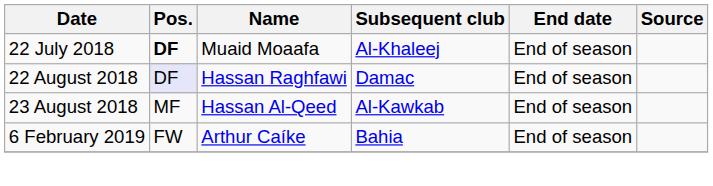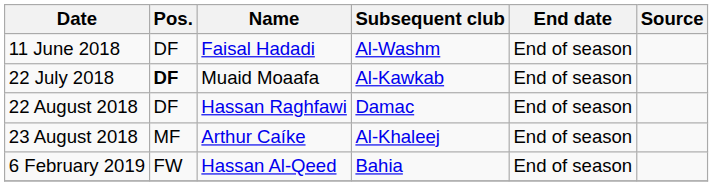+ row: (64, 48)
(398, 48) Al-Khaleej -> (400, 78) Al-Kawkab
(166, 78) lavender background -> (166, 107) no background
(269, 107) Hassan Al-Qeed -> (253, 136) Arthur Caíke
(400, 107) Al-Kawkab -> (398, 136) Al-Khaleej
(253, 136) Arthur Caíke -> (269, 166) Hassan Al-Qeed
